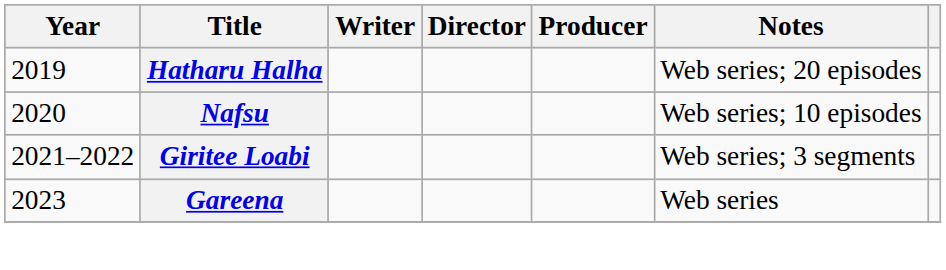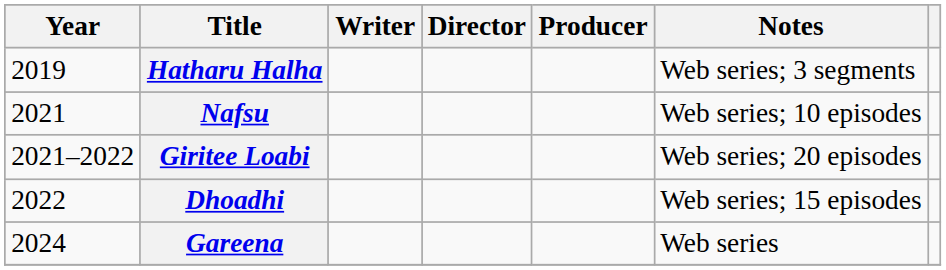(791, 69) Web series; 20 episodes -> (788, 69) Web series; 3 segments
(39, 112) 2020 -> (39, 112) 2021
(788, 156) Web series; 3 segments -> (791, 156) Web series; 20 episodes
+ row: (235, 199)
(39, 199) 2023 -> (39, 243) 2024
